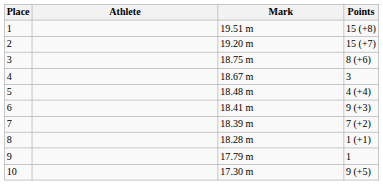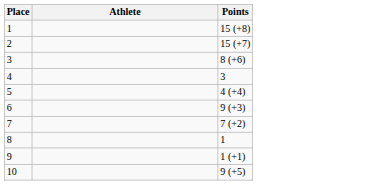- column: (281, 12)
(358, 140) 1 (+1) -> (223, 140) 1
(348, 156) 1 -> (233, 156) 1 (+1)
